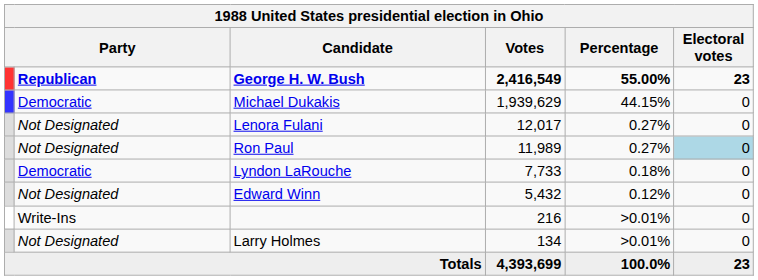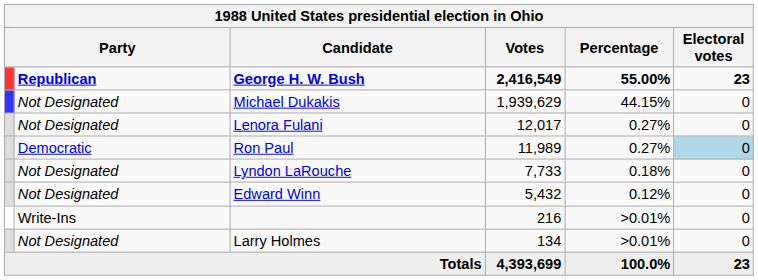(55, 102) Democratic -> (68, 102) Not Designated
(68, 148) Not Designated -> (55, 148) Democratic
(55, 171) Democratic -> (68, 171) Not Designated
